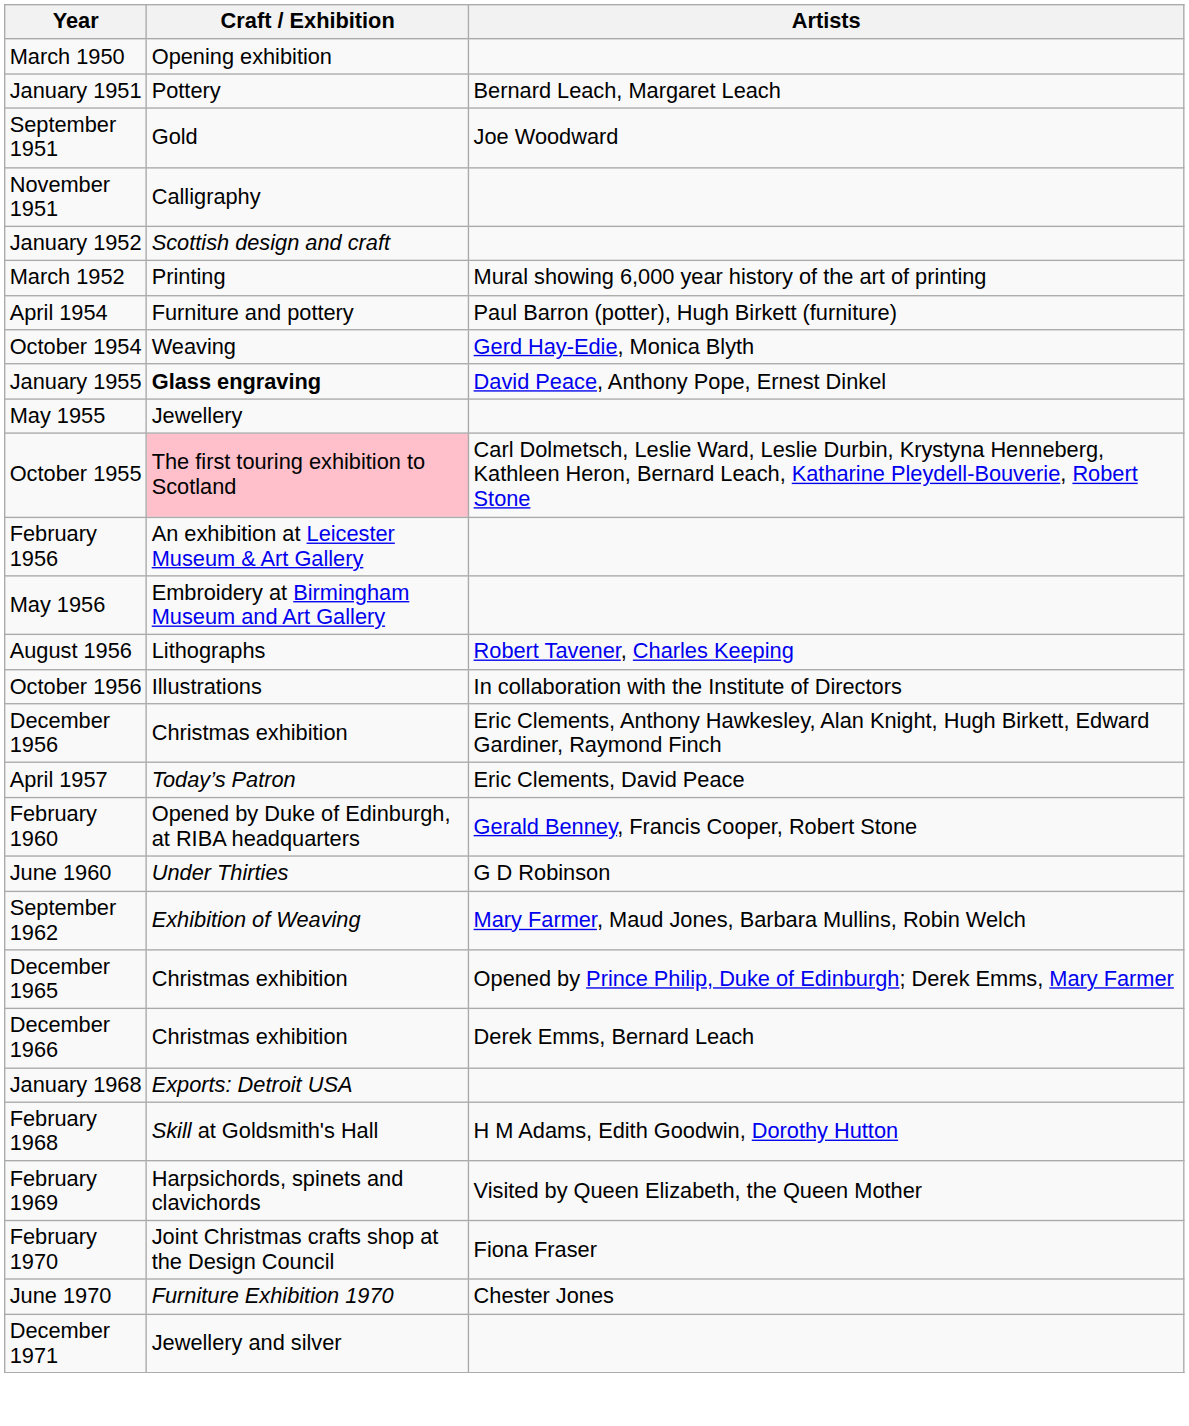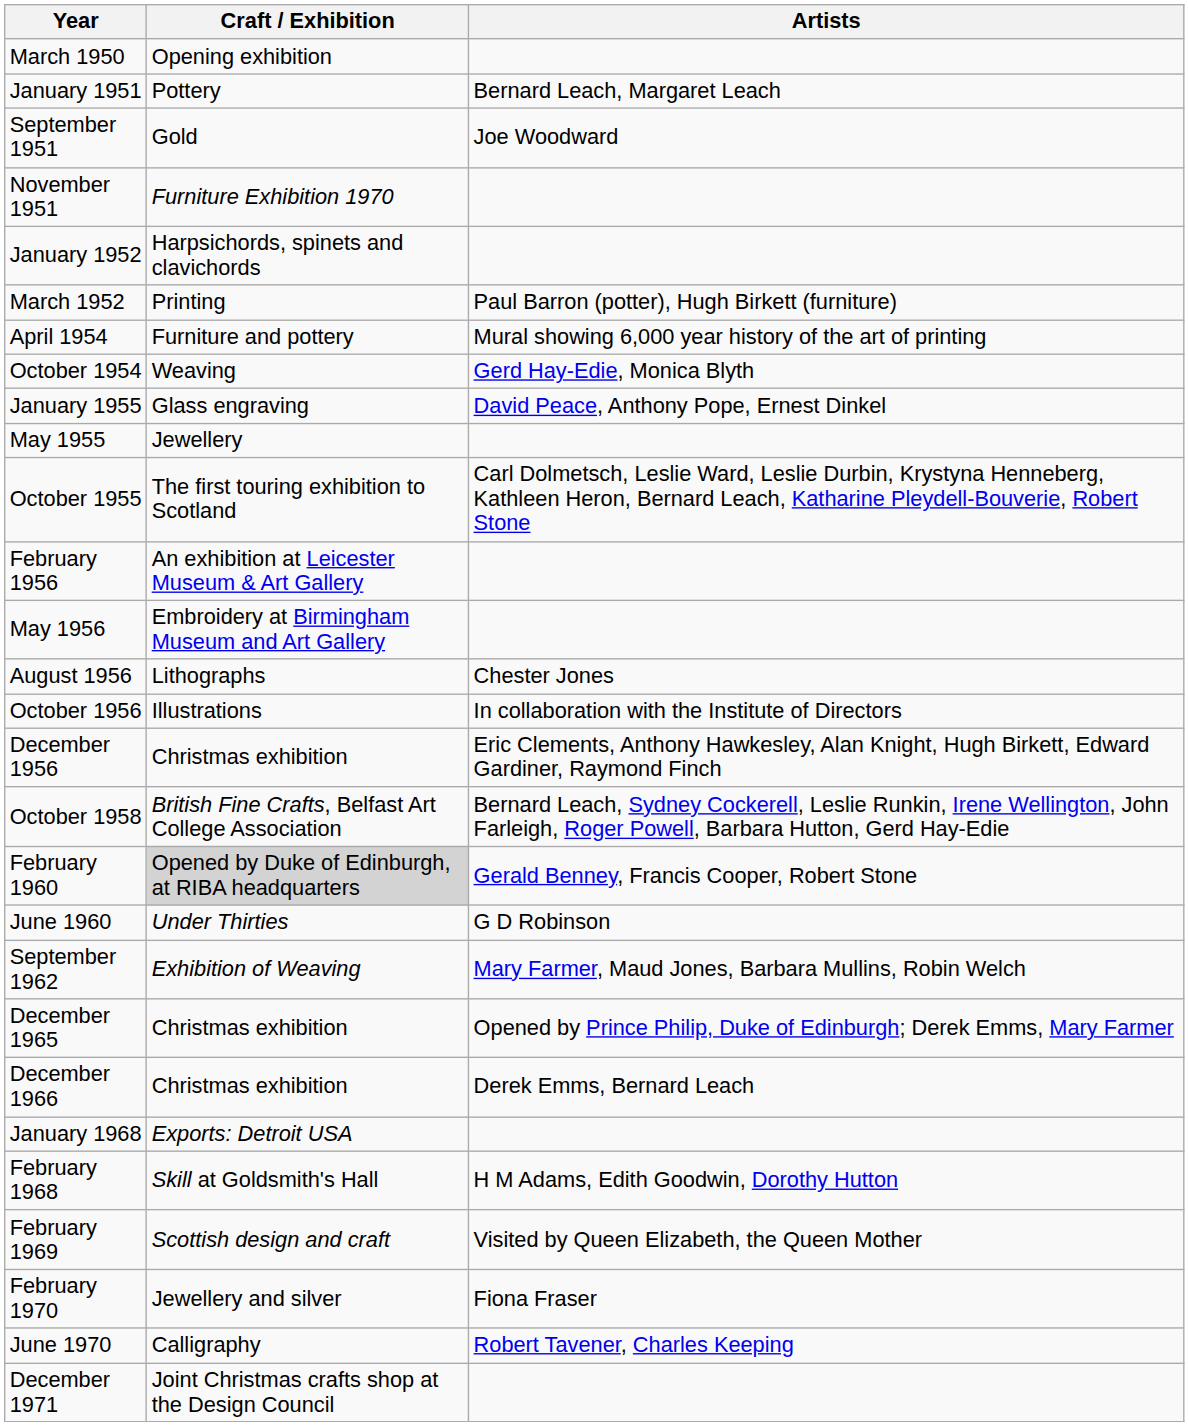(206, 196) Calligraphy -> (273, 196) Furniture Exhibition 1970
(271, 243) Scottish design and craft -> (277, 255) Harpsichords, spinets and clavichords
(730, 277) Mural showing 6,000 year history of the art of printing -> (685, 302) Paul Barron (potter), Hugh Birkett (furniture)
(685, 312) Paul Barron (potter), Hugh Birkett (furniture) -> (730, 336) Mural showing 6,000 year history of the art of printing
(236, 381) bold -> (230, 405) normal
(288, 474) pink background -> (288, 499) no background
(634, 651) Robert Tavener, Charles Keeping -> (544, 676) Chester Jones
- row: (59, 779)
+ row: (76, 816)
(301, 826) no background -> (301, 875) lightgrey background
(277, 1190) Harpsichords, spinets and clavichords -> (271, 1239) Scottish design and craft
(295, 1249) Joint Christmas crafts shop at the Design Council -> (247, 1298) Jewellery and silver
(273, 1296) Furniture Exhibition 1970 -> (206, 1345) Calligraphy
(544, 1296) Chester Jones -> (634, 1345) Robert Tavener, Charles Keeping
(247, 1342) Jewellery and silver -> (295, 1391) Joint Christmas crafts shop at the Design Council
